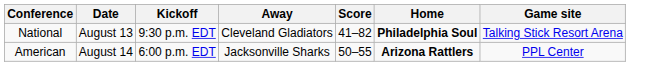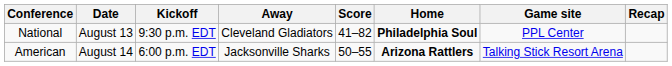+ column: (646, 14)
(553, 33) Talking Stick Resort Arena -> (553, 33) PPL Center
(553, 52) PPL Center -> (553, 52) Talking Stick Resort Arena
